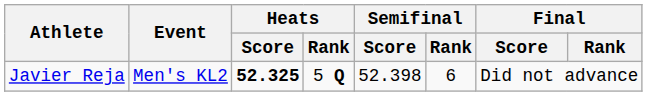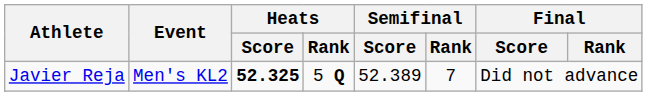(390, 76) 52.398 -> (390, 76) 52.389
(451, 76) 6 -> (451, 76) 7
